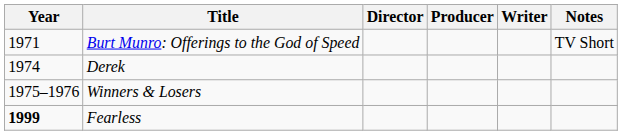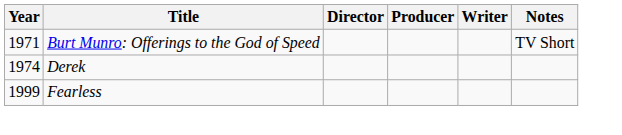- row: (144, 92)
(24, 117) bold -> (24, 92) normal
